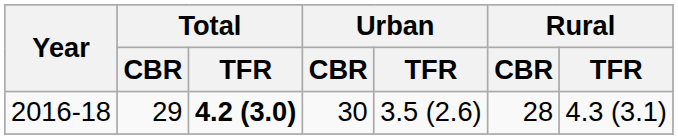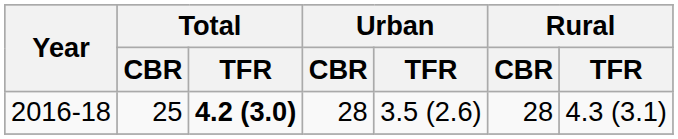(167, 112) 29 -> (167, 112) 25
(353, 112) 30 -> (353, 112) 28
